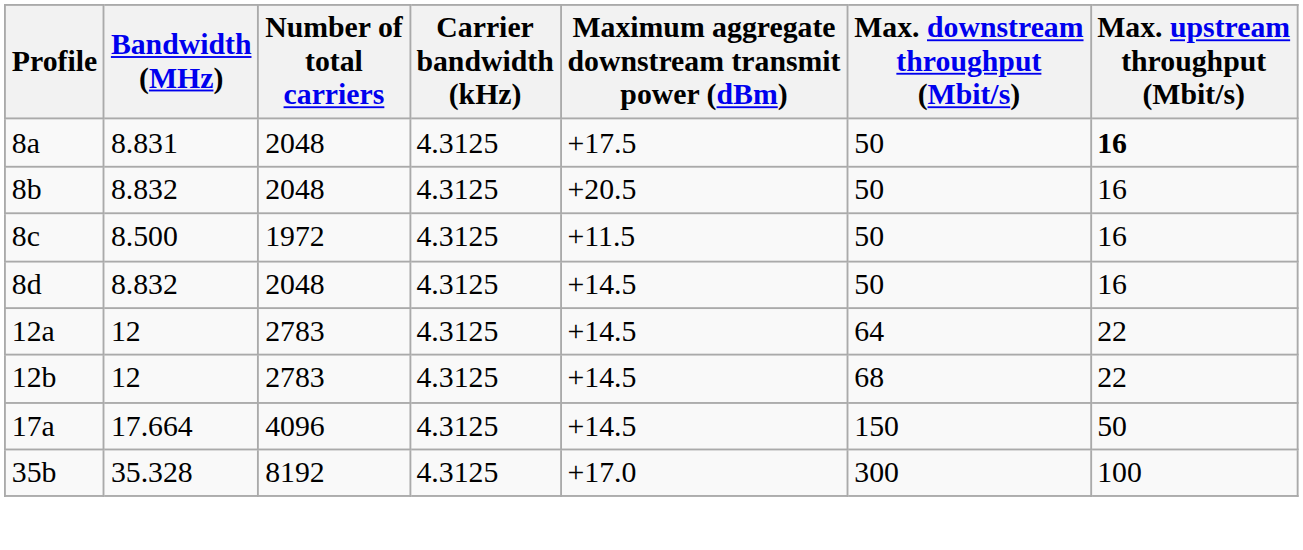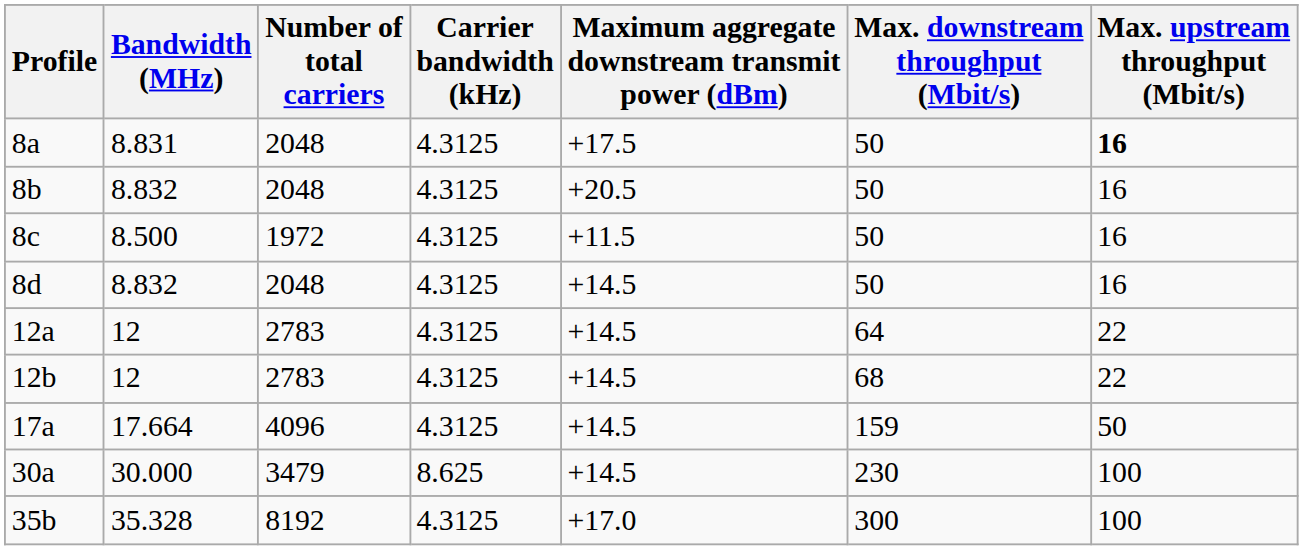(877, 425) 150 -> (877, 425) 159
+ row: (33, 472)
